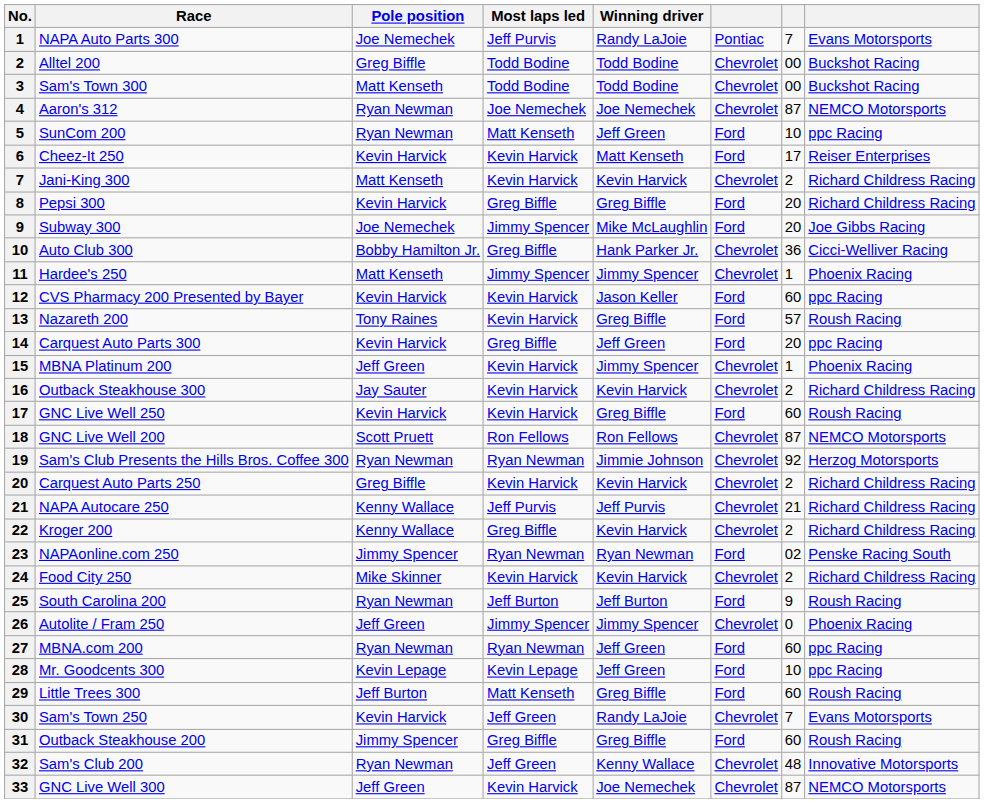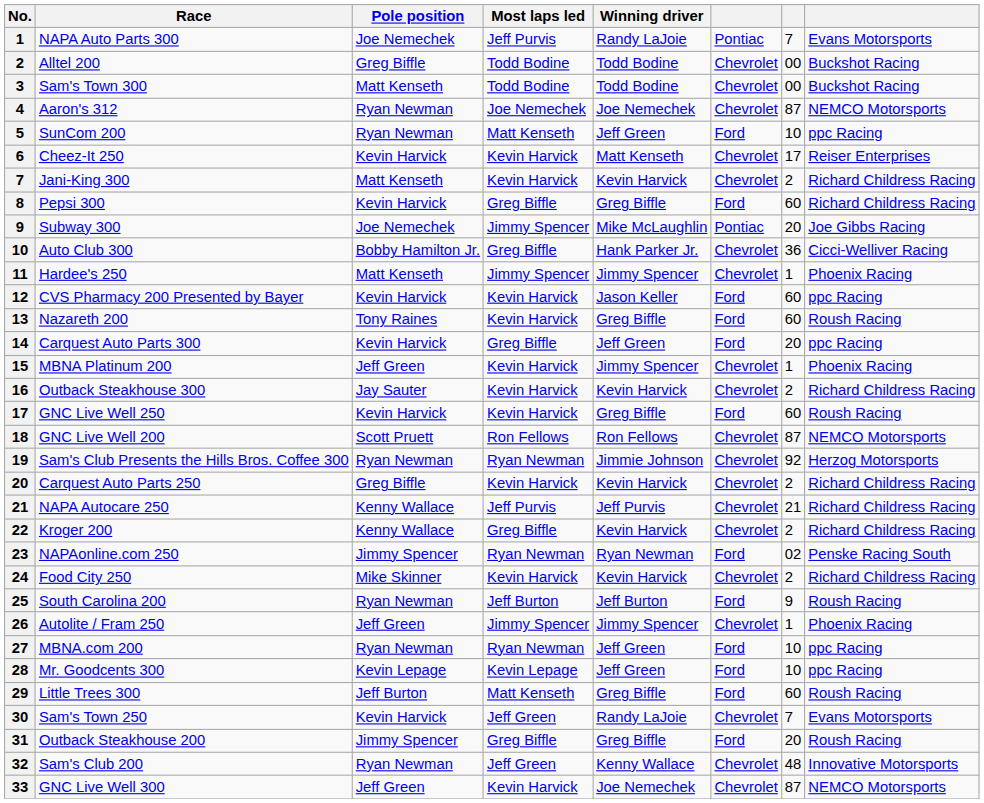(730, 156) Ford -> (746, 156) Chevrolet
(793, 203) 20 -> (793, 203) 60
(730, 226) Ford -> (739, 226) Pontiac
(793, 320) 57 -> (793, 320) 60
(789, 623) 0 -> (789, 623) 1
(793, 647) 60 -> (793, 647) 10
(793, 740) 60 -> (793, 740) 20
